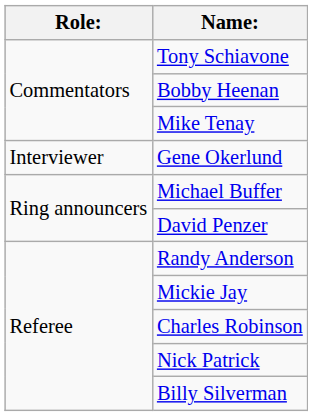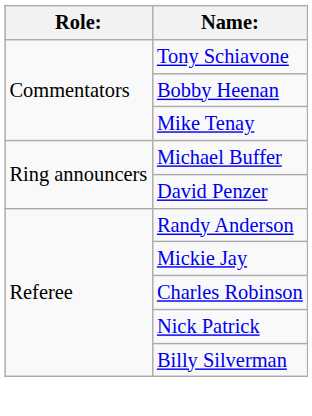- row: (220, 157)
